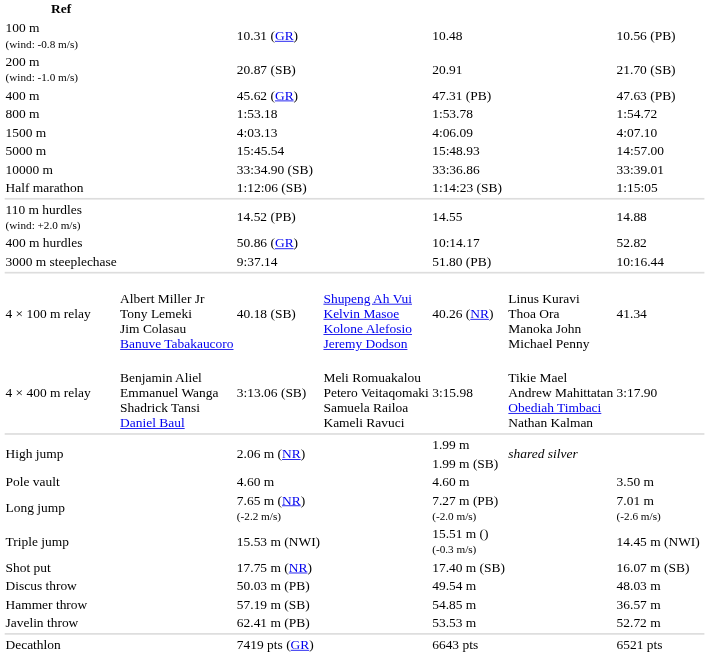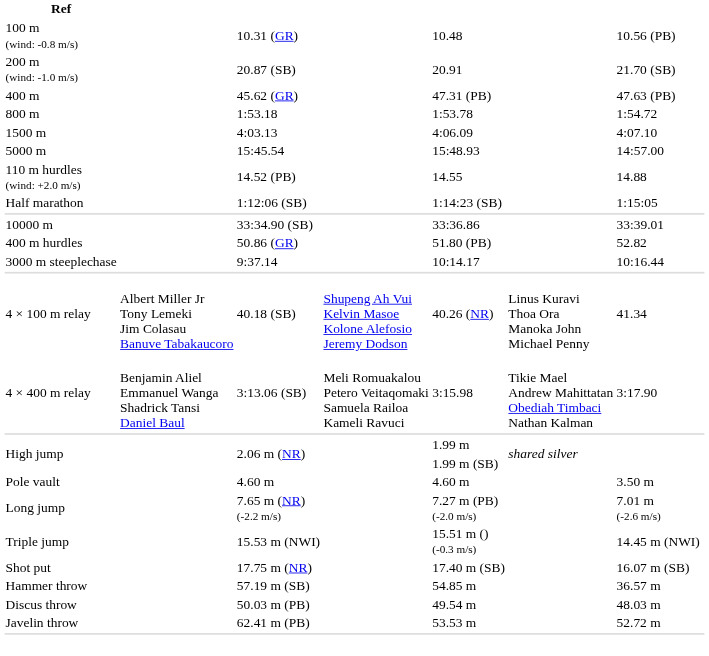rows swapped: (29, 169) <-> (44, 217)
(456, 243) 10:14.17 -> (462, 243) 51.80 (PB)
(462, 261) 51.80 (PB) -> (456, 261) 10:14.17
rows swapped: (41, 586) <-> (46, 604)
- row: (33, 644)
